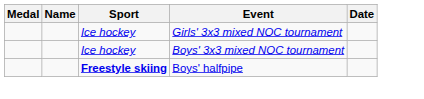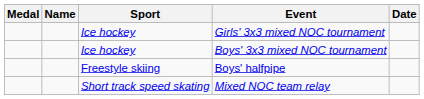(124, 68) bold -> (121, 68) normal
+ row: (272, 86)
